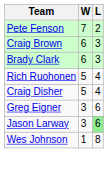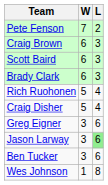+ row: (31, 60)
+ row: (32, 156)
